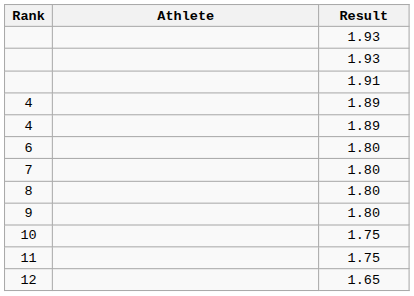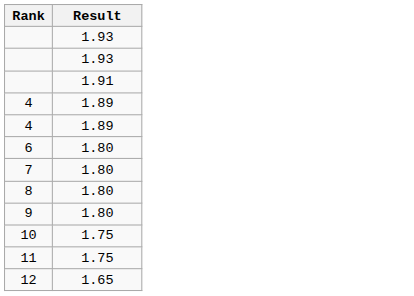- column: (186, 16)
